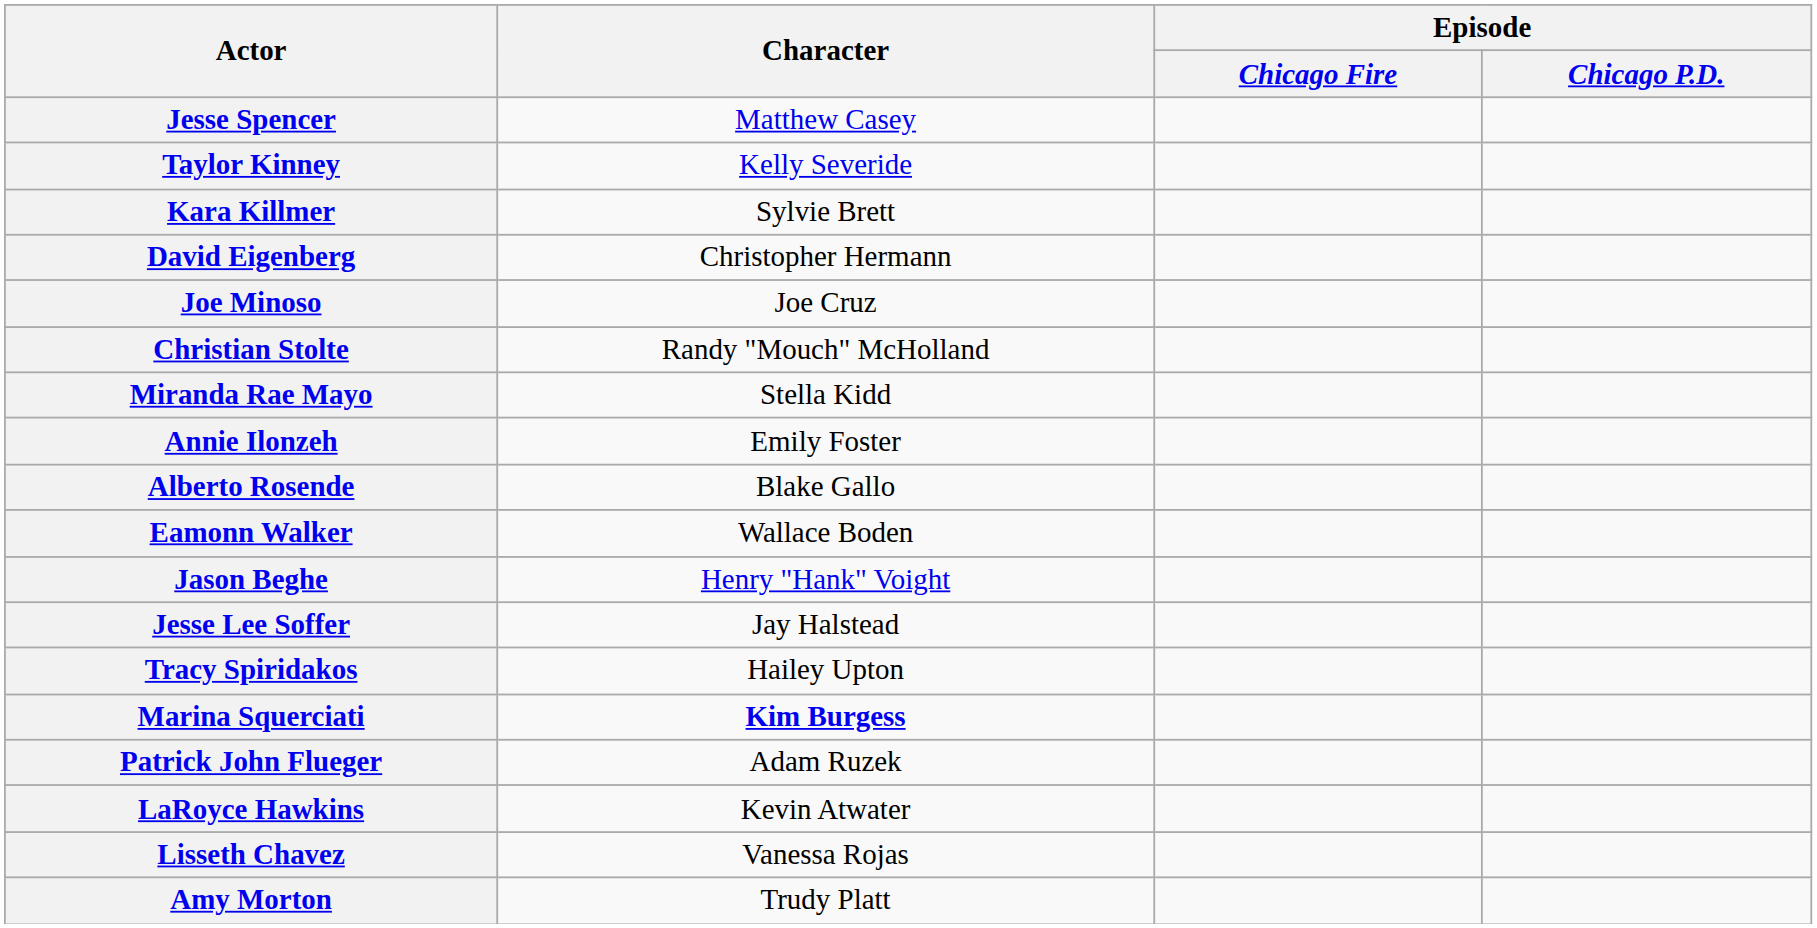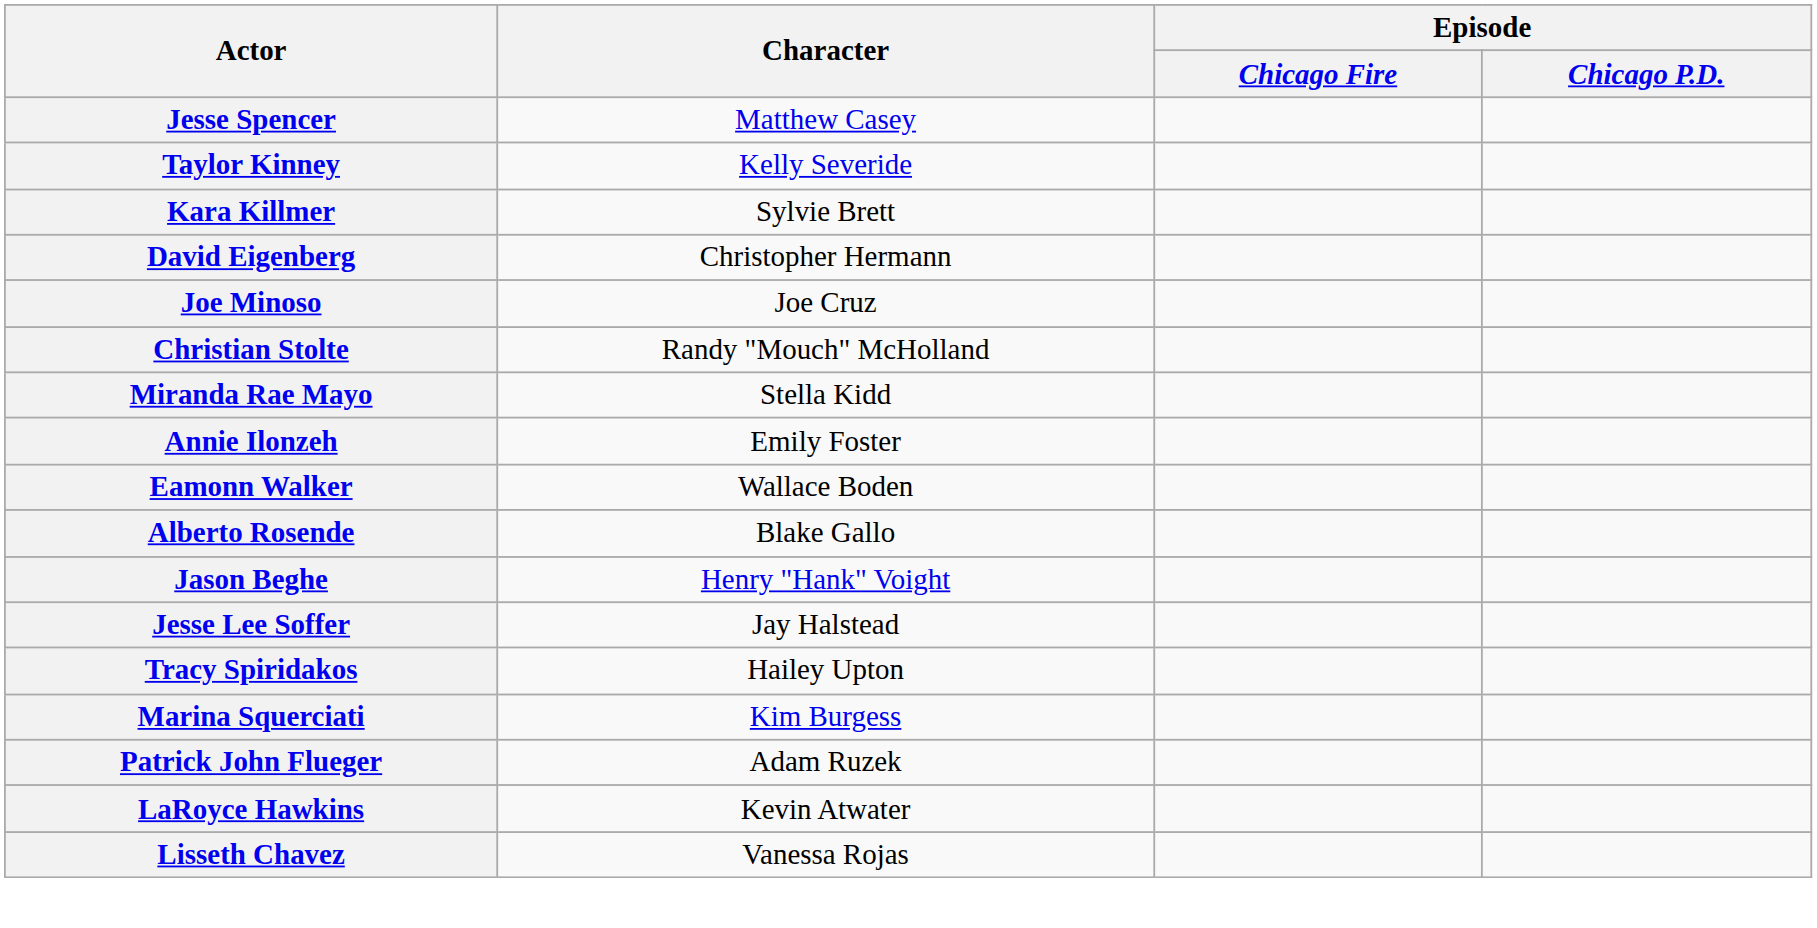rows swapped: (251, 486) <-> (251, 532)
(826, 716) bold -> (826, 716) normal
- row: (251, 900)
